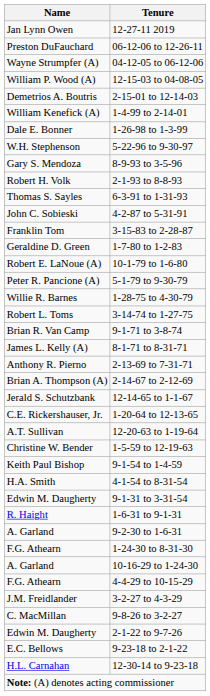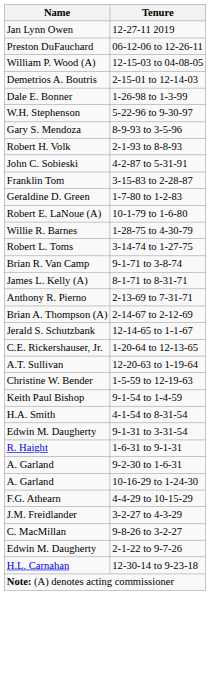- row: (158, 63)
- row: (150, 113)
- row: (150, 197)
- row: (150, 280)
- row: (153, 548)
- row: (150, 649)
